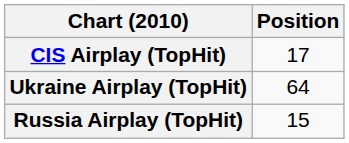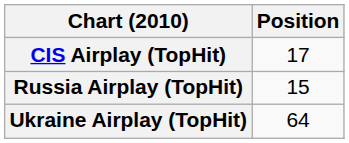rows swapped: (128, 120) <-> (128, 87)
